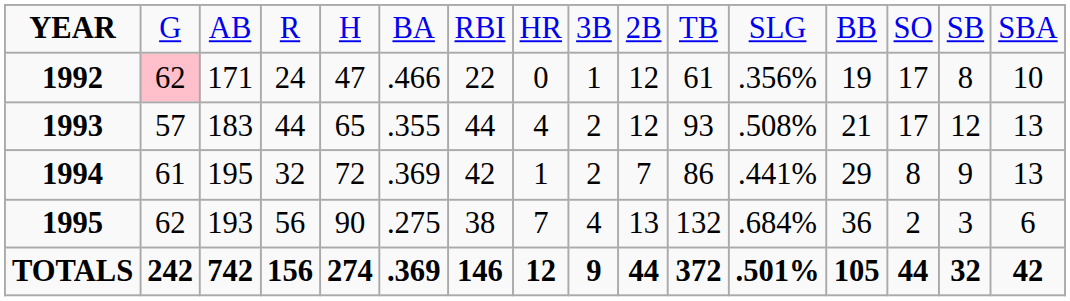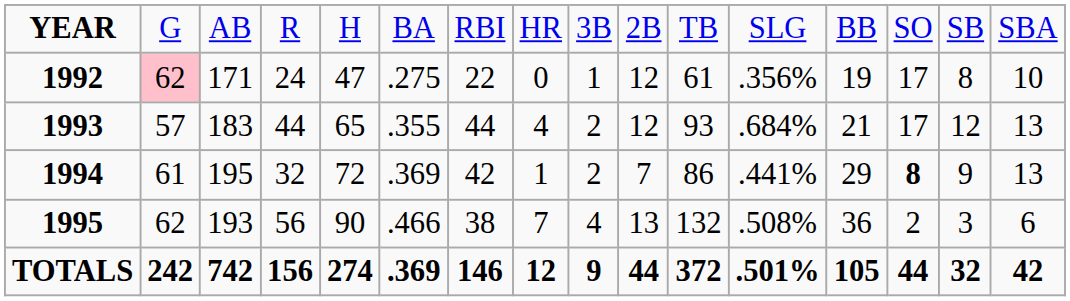(414, 77) .466 -> (414, 77) .275
(778, 125) .508% -> (778, 125) .684%
(913, 174) normal -> (913, 174) bold
(414, 222) .275 -> (414, 222) .466
(778, 222) .684% -> (778, 222) .508%
